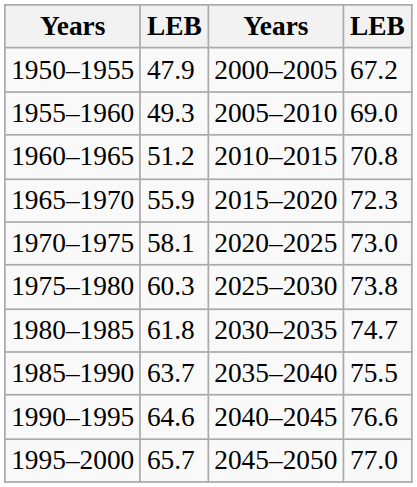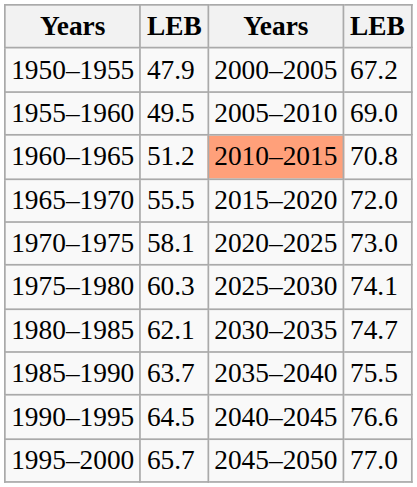(171, 112) 49.3 -> (171, 112) 49.5
(276, 156) no background -> (276, 156) lightsalmon background
(171, 199) 55.9 -> (171, 199) 55.5
(374, 199) 72.3 -> (374, 199) 72.0
(374, 286) 73.8 -> (374, 286) 74.1
(171, 329) 61.8 -> (171, 329) 62.1
(171, 416) 64.6 -> (171, 416) 64.5
